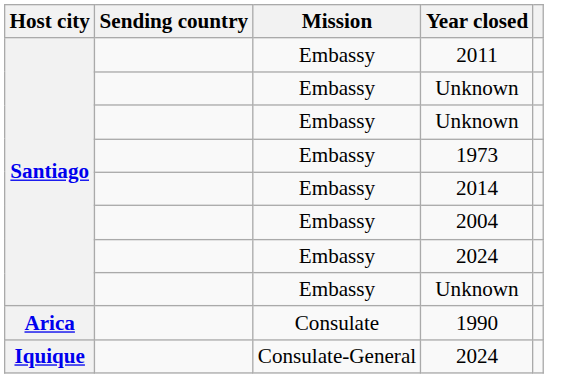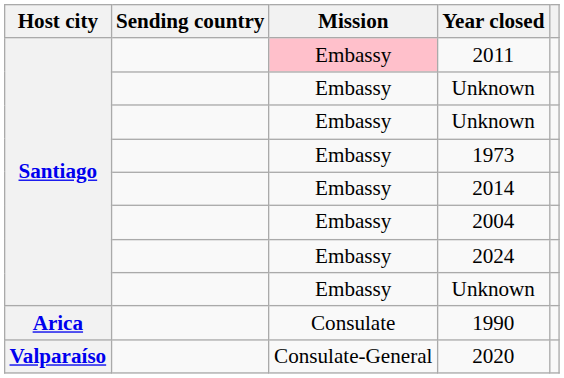(337, 54) no background -> (353, 54) pink background
- row: (50, 356)
+ row: (58, 356)
